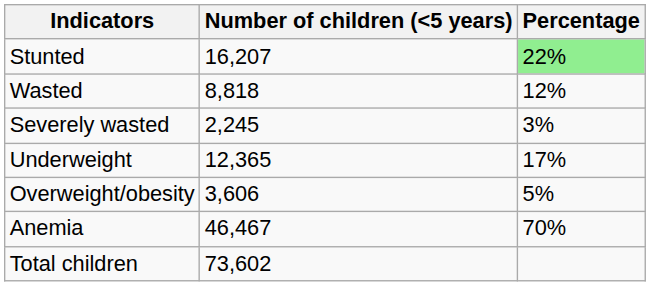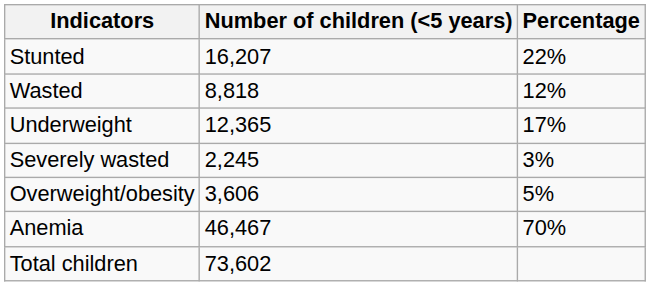(544, 56) lightgreen background -> (544, 56) no background
rows swapped: (90, 125) <-> (71, 159)
